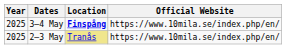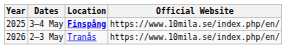(16, 37) 2025 -> (16, 37) 2026
(82, 37) khaki background -> (82, 37) no background
